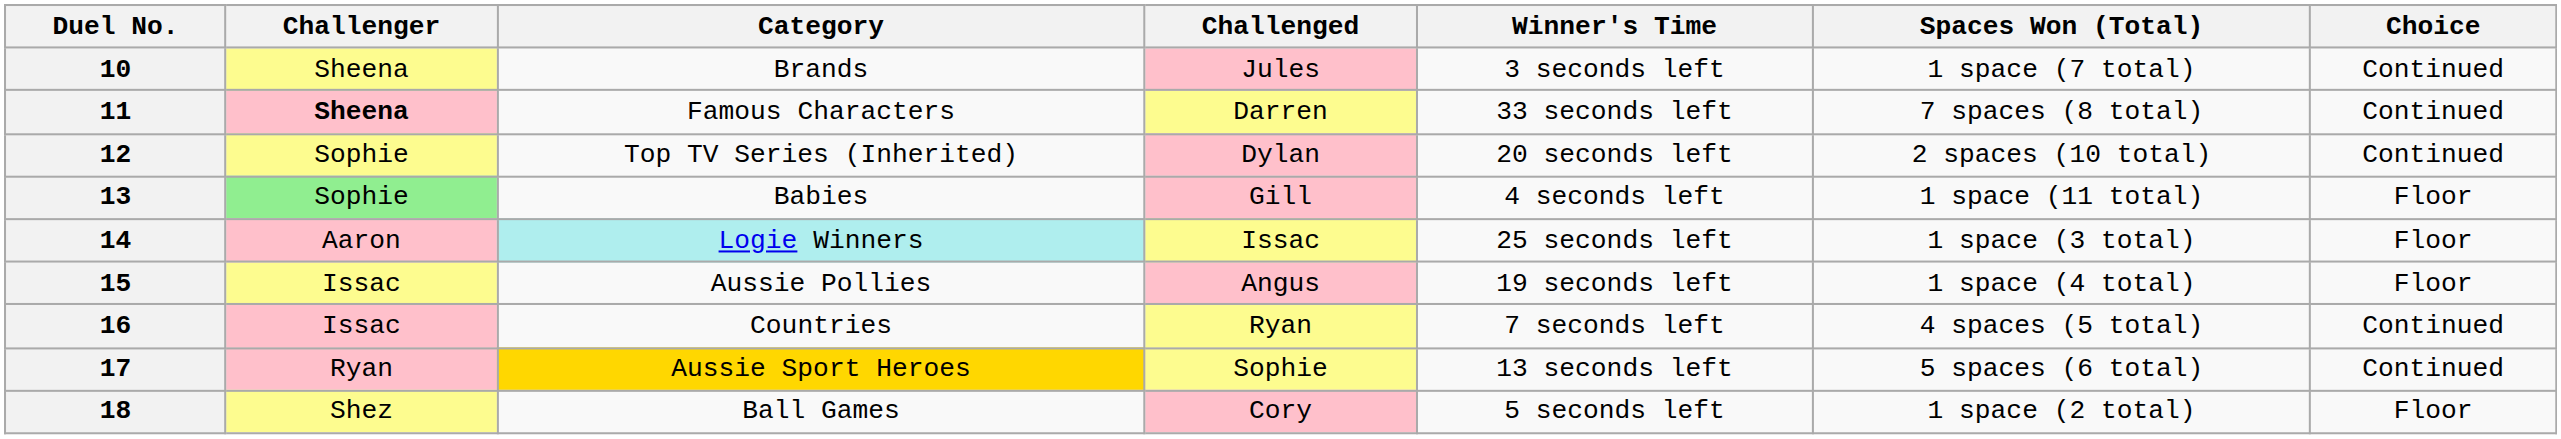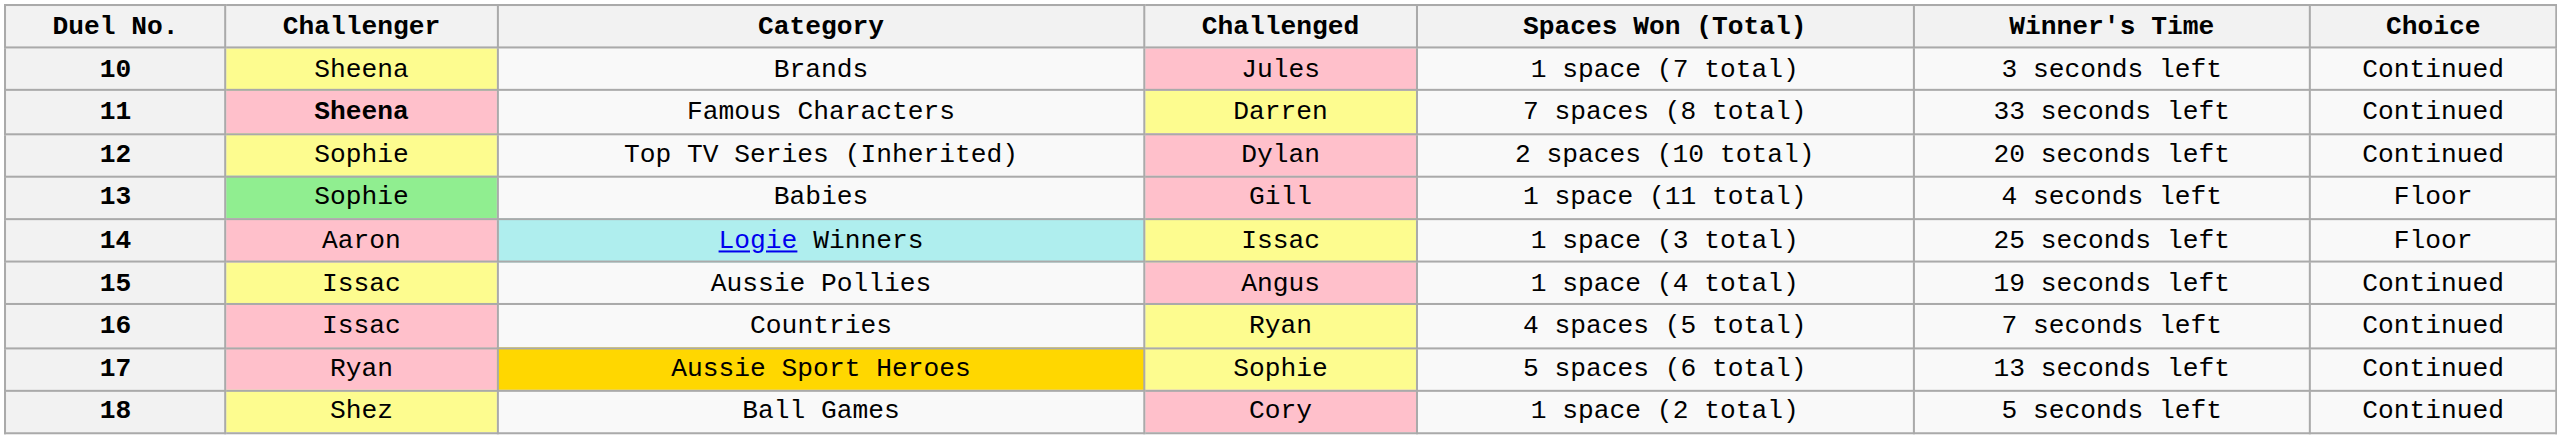columns swapped: (1615, 26) <-> (2062, 26)
(2433, 283) Floor -> (2433, 283) Continued
(2433, 412) Floor -> (2433, 412) Continued
